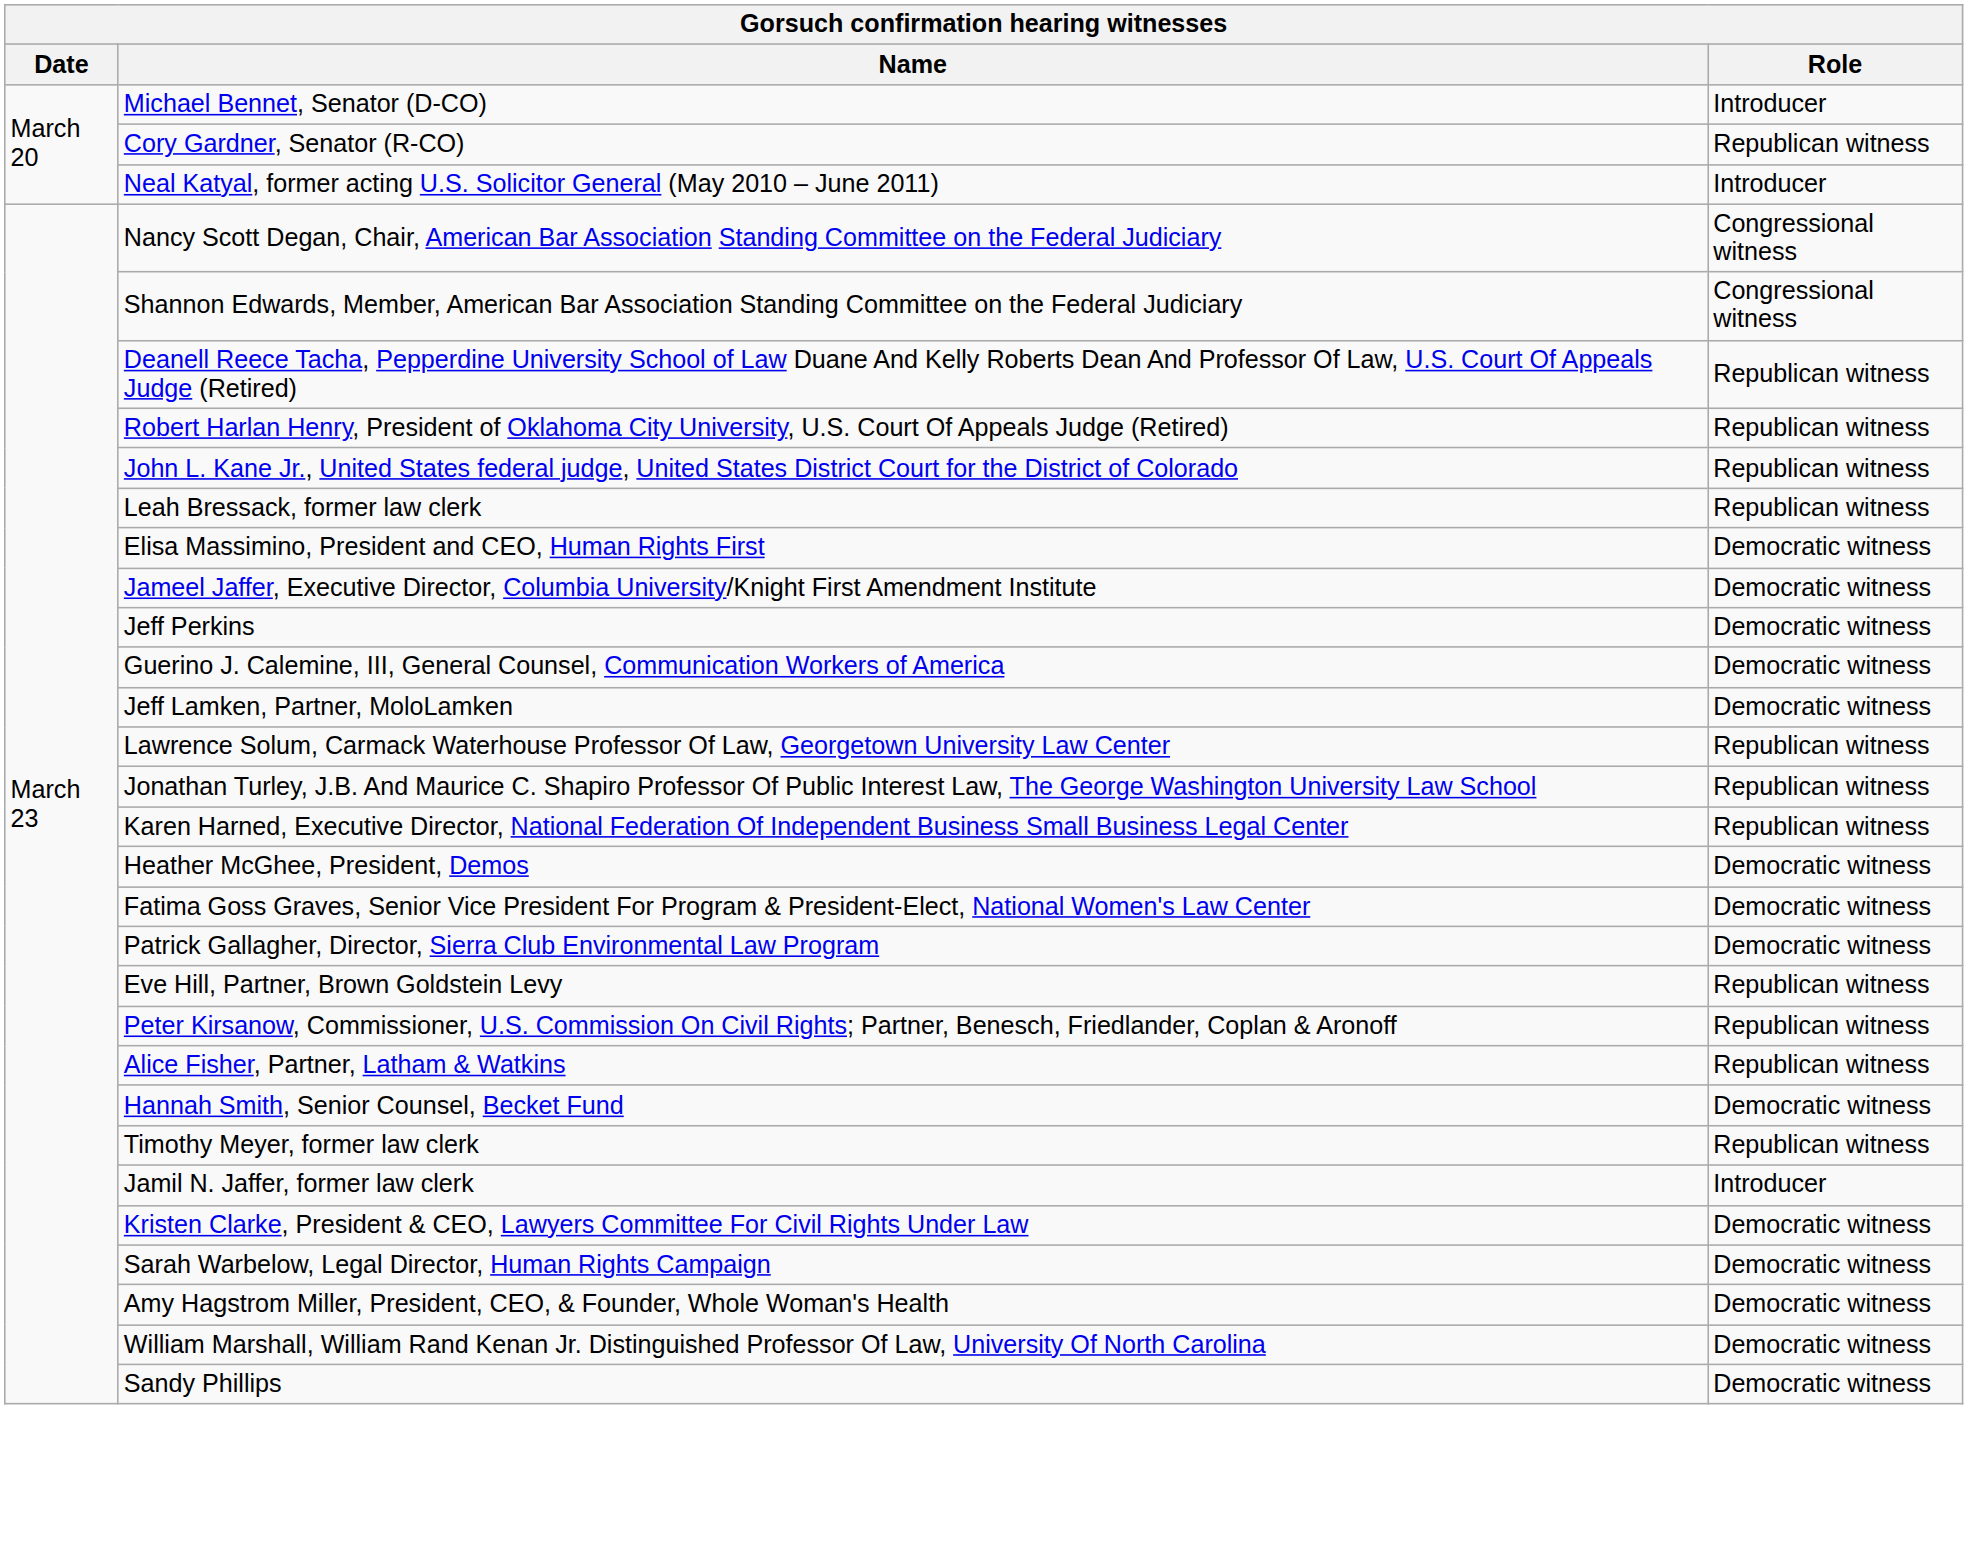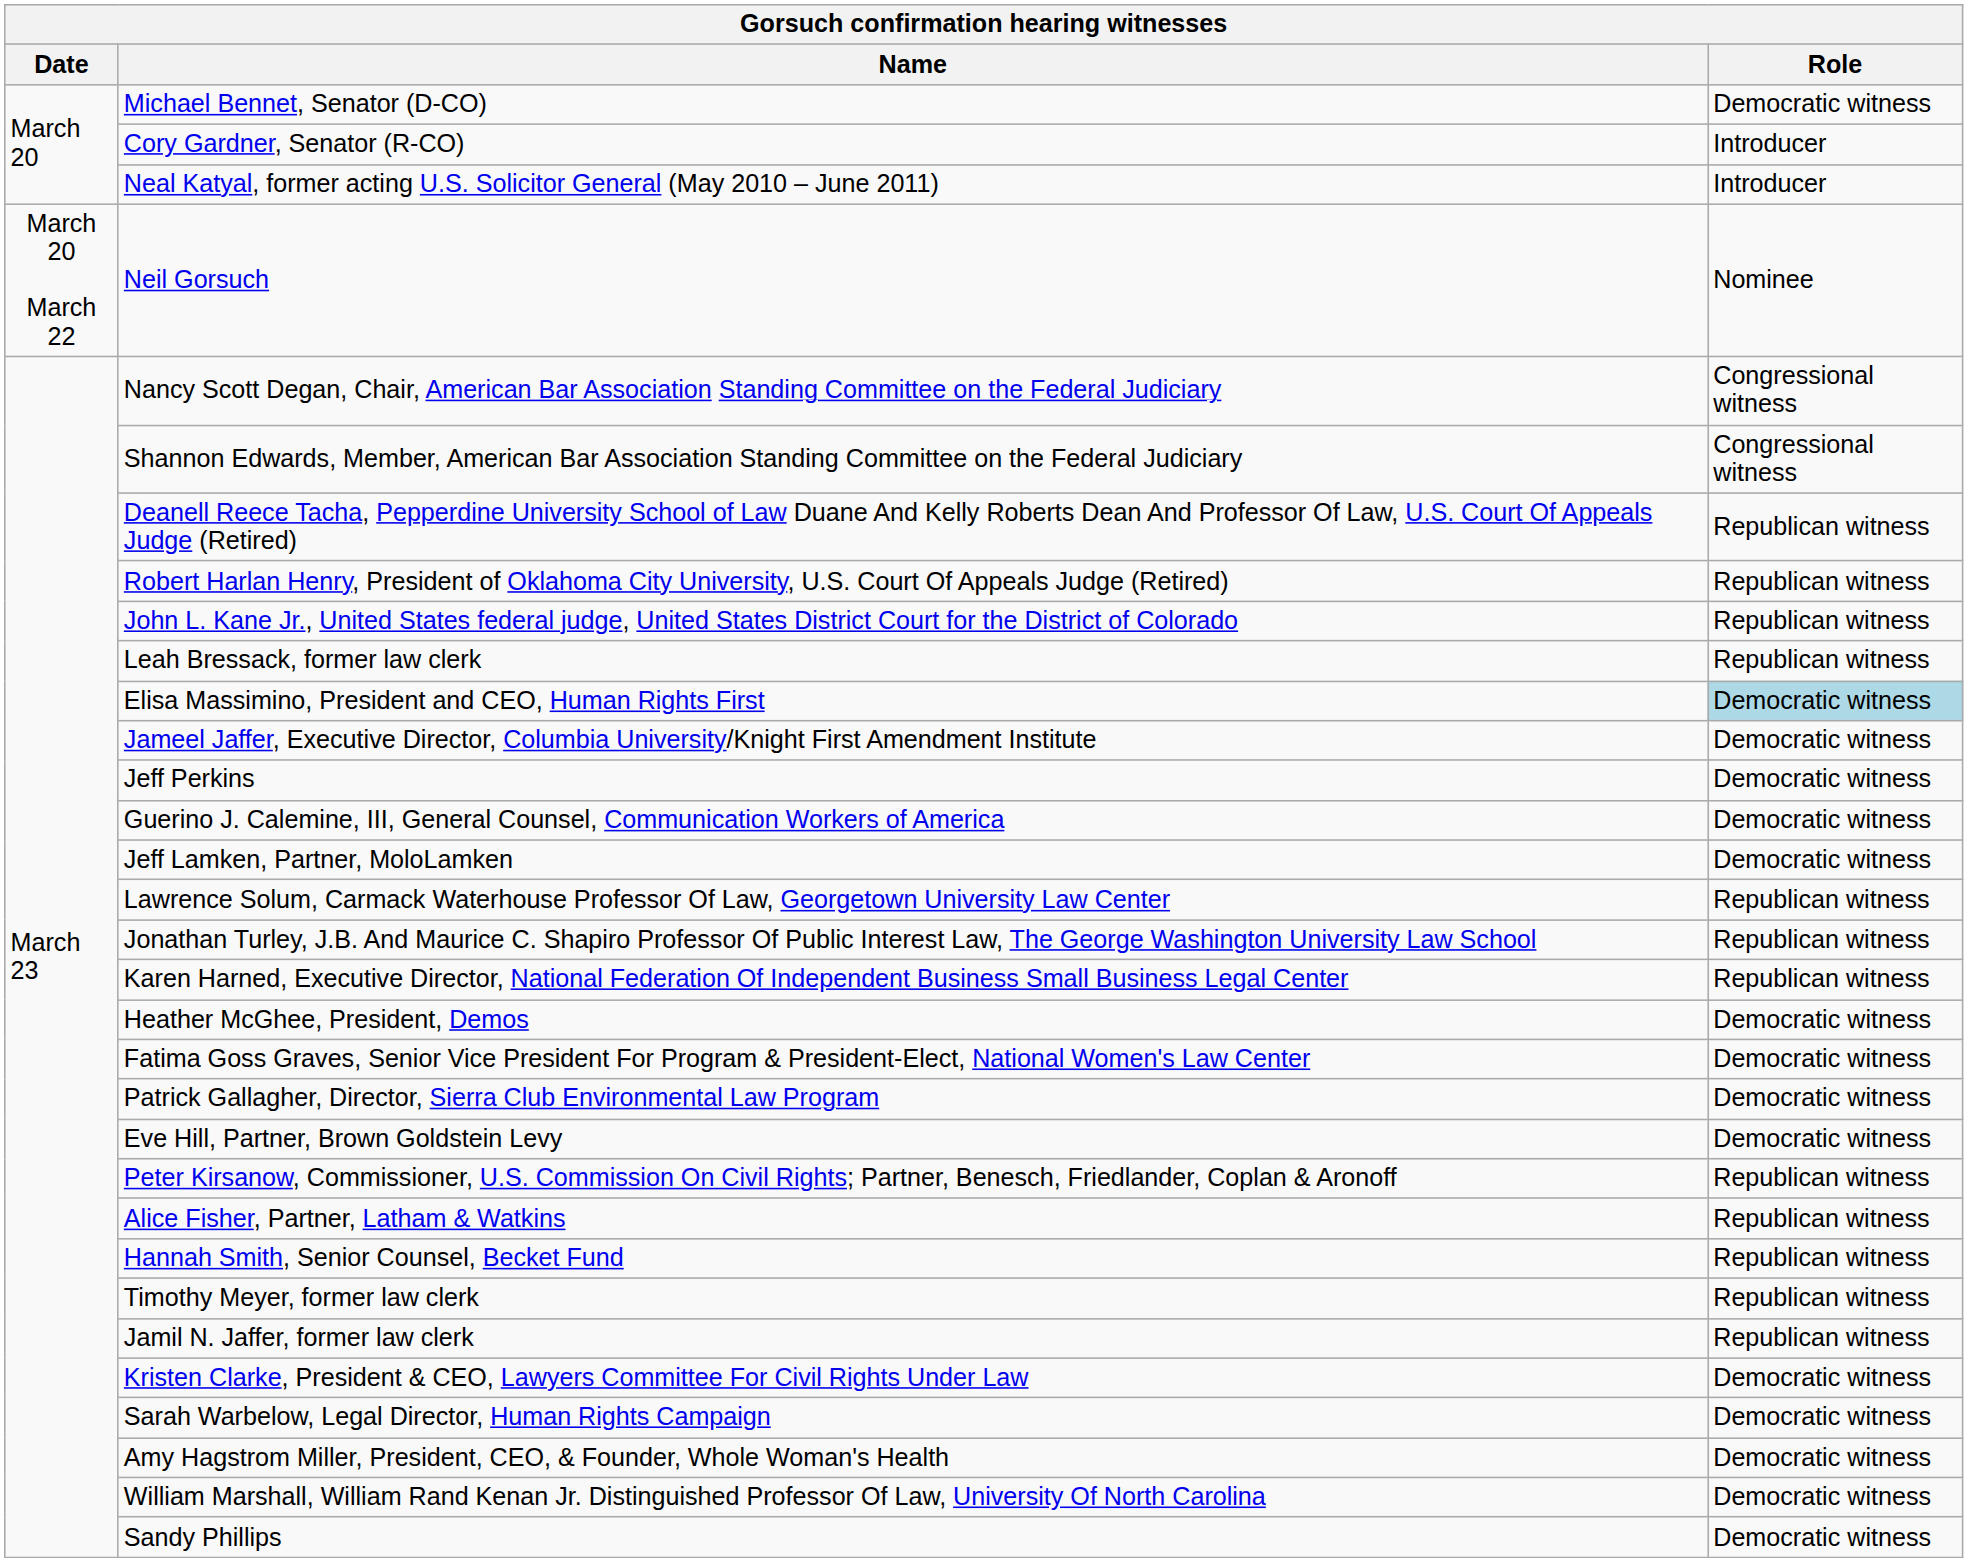(1770, 104) Introducer -> (1822, 104) Democratic witness
(1821, 143) Republican witness -> (1770, 143) Introducer
+ row: (196, 280)
(1822, 547) no background -> (1822, 700) lightblue background
(1821, 985) Republican witness -> (1822, 1138) Democratic witness
(1822, 1105) Democratic witness -> (1821, 1258) Republican witness
(1770, 1184) Introducer -> (1821, 1337) Republican witness
